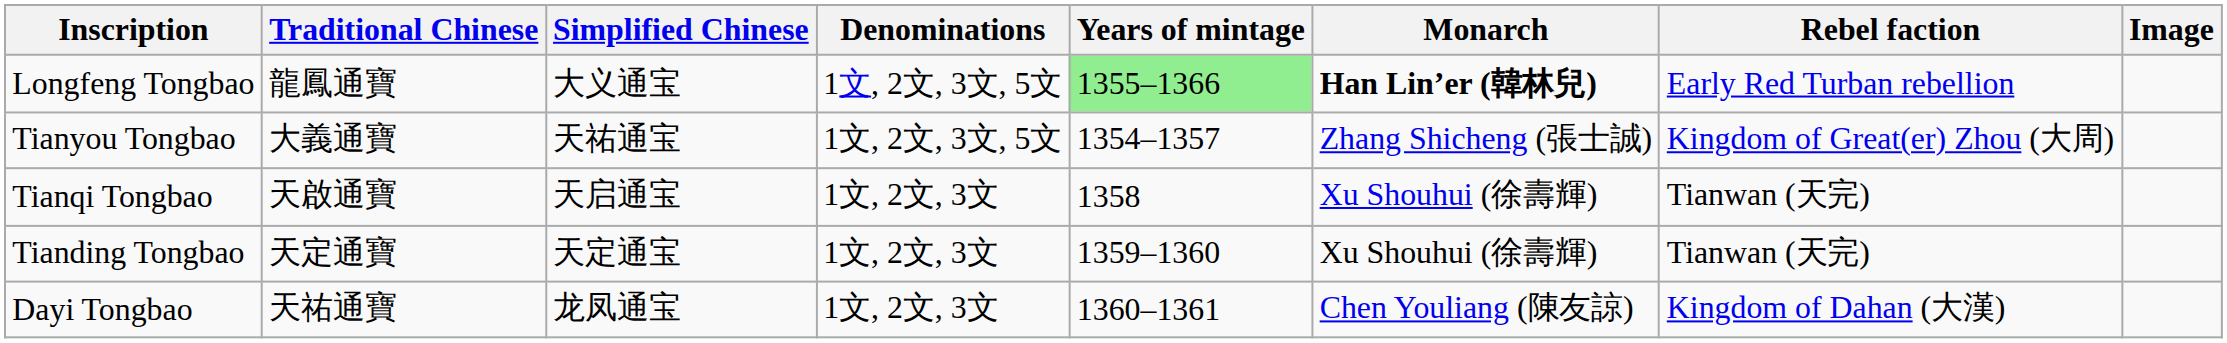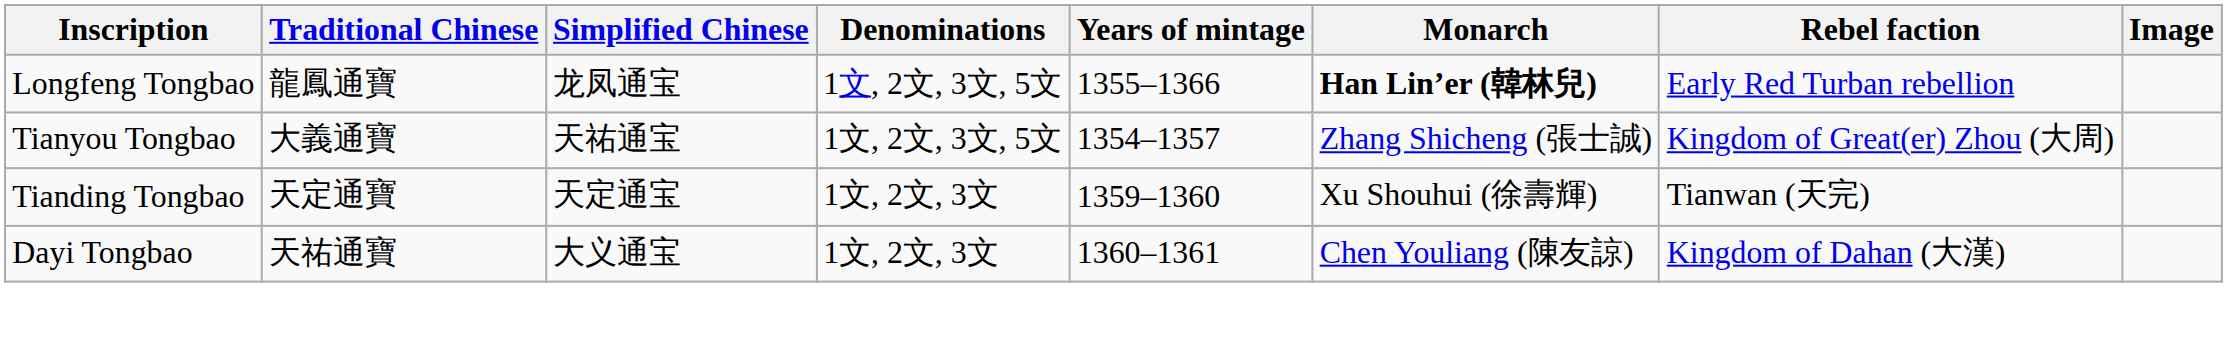(617, 82) 大义通宝 -> (617, 82) 龙凤通宝
(1148, 83) lightgreen background -> (1148, 83) no background
- row: (113, 196)
(617, 308) 龙凤通宝 -> (617, 251) 大义通宝
